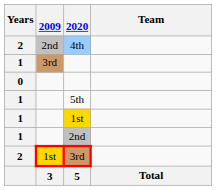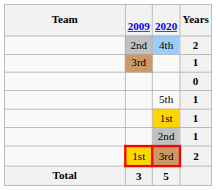columns swapped: (151, 20) <-> (20, 20)
